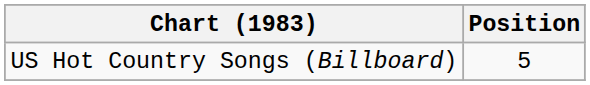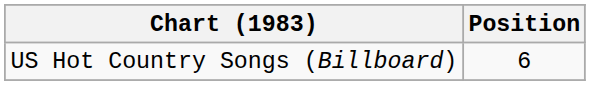(524, 62) 5 -> (524, 62) 6
